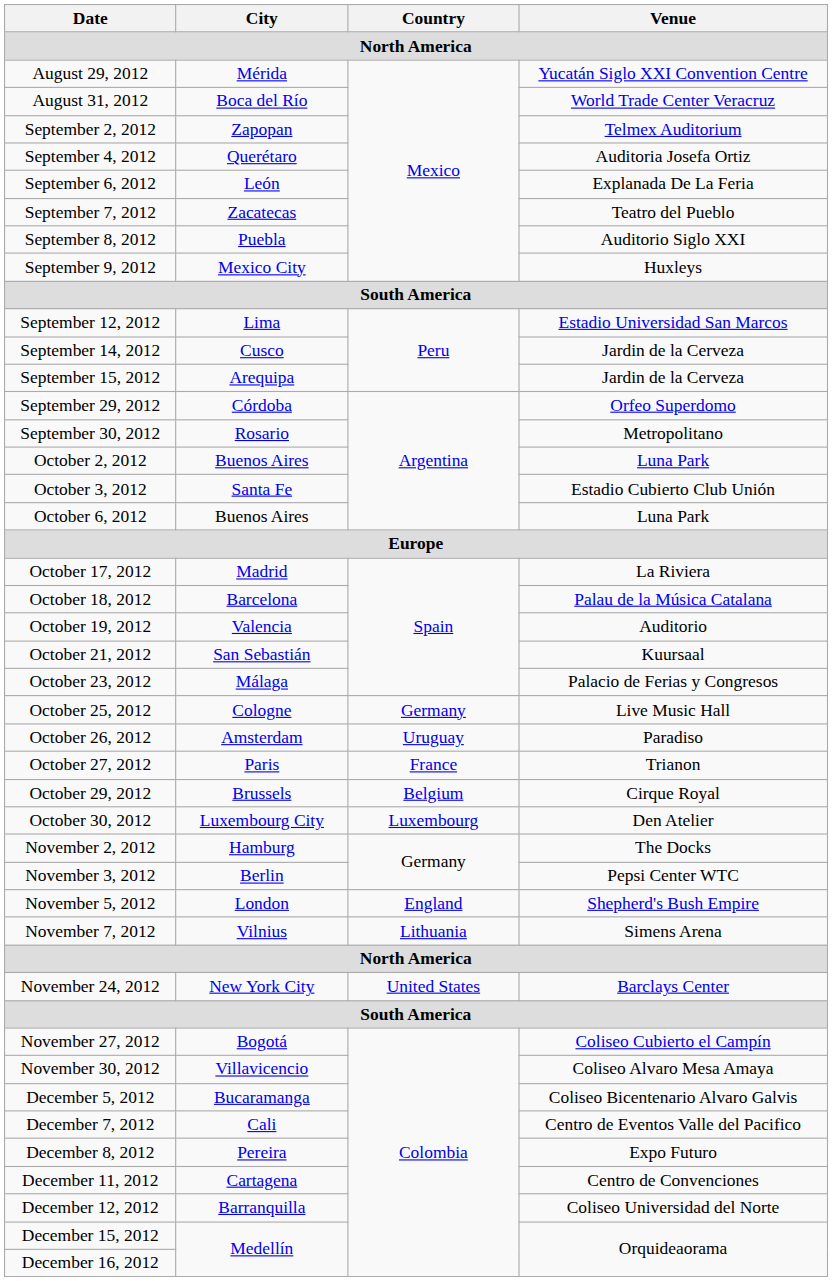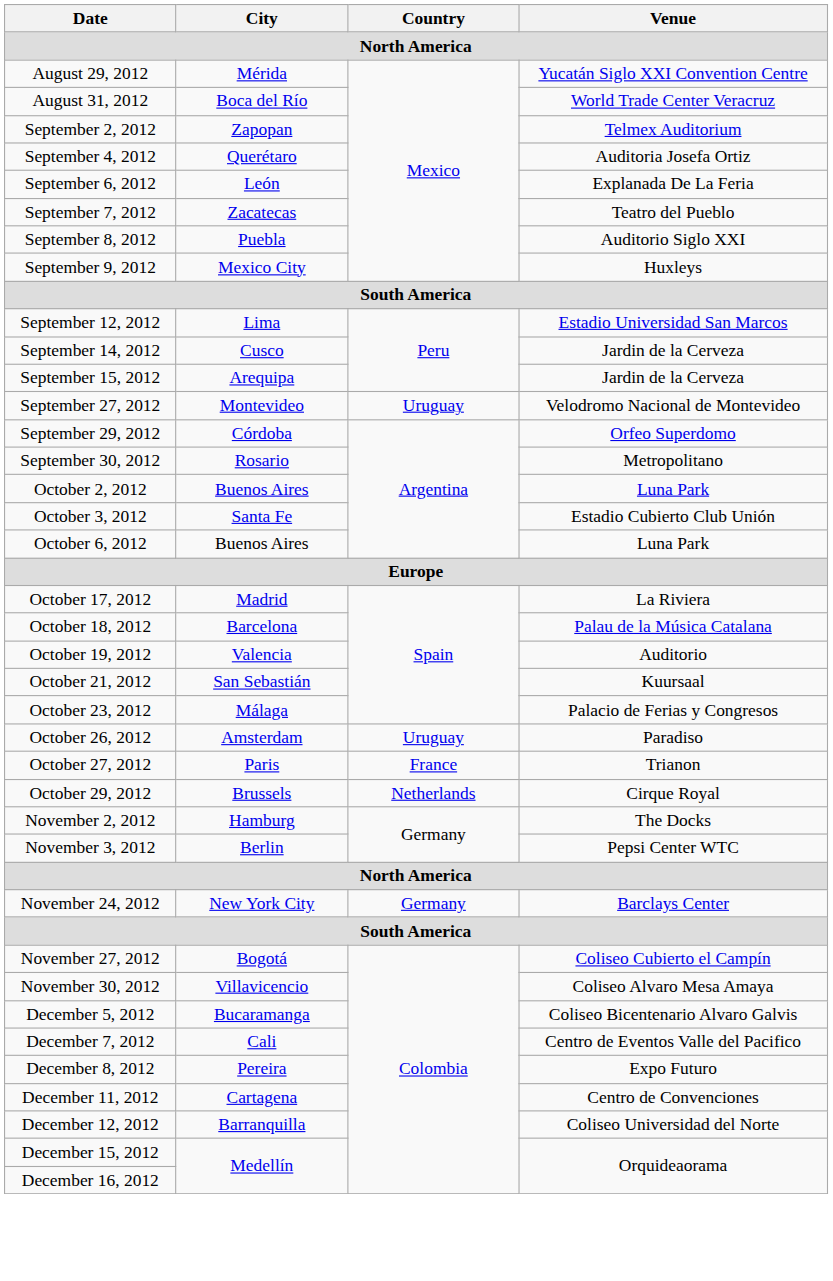+ row: (90, 405)
- row: (90, 709)
(433, 792) Belgium -> (433, 792) Netherlands
- row: (90, 820)
- row: (90, 903)
- row: (90, 931)
(433, 986) United States -> (433, 903) Germany
